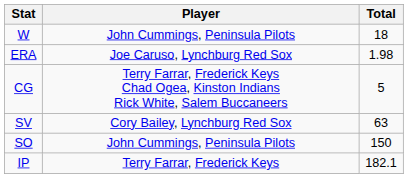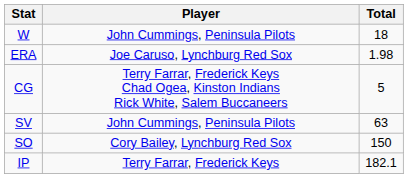(201, 123) Cory Bailey, Lynchburg Red Sox -> (201, 123) John Cummings, Peninsula Pilots
(201, 143) John Cummings, Peninsula Pilots -> (201, 143) Cory Bailey, Lynchburg Red Sox
